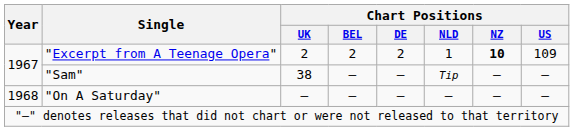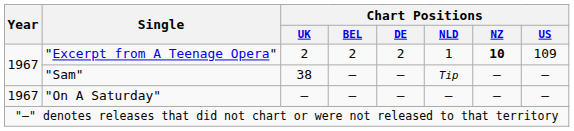(23, 96) 1968 -> (23, 96) 1967
